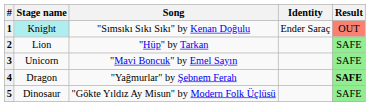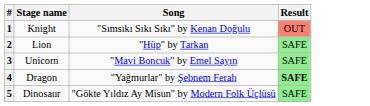- column: (305, 12)
(42, 28) paleturquoise background -> (42, 28) no background
